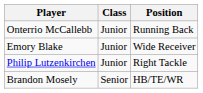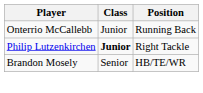- row: (35, 46)
(114, 63) normal -> (115, 46) bold
